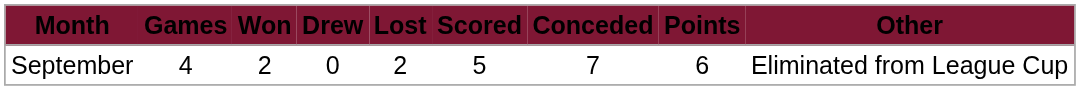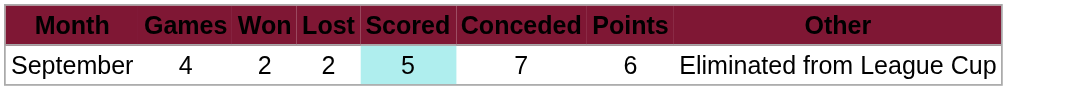- column: (333, 25)
(480, 65) no background -> (408, 65) paleturquoise background
